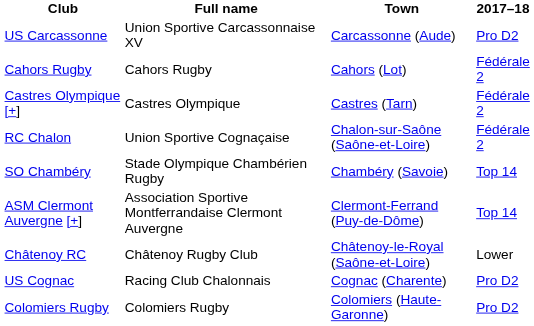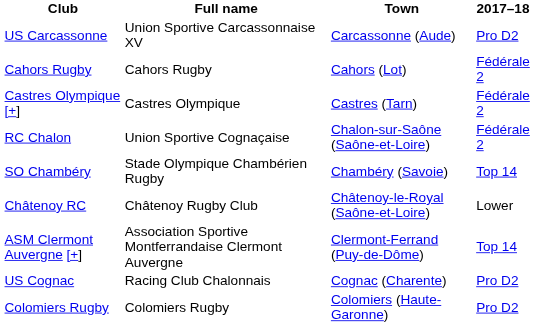rows swapped: (45, 254) <-> (49, 213)
